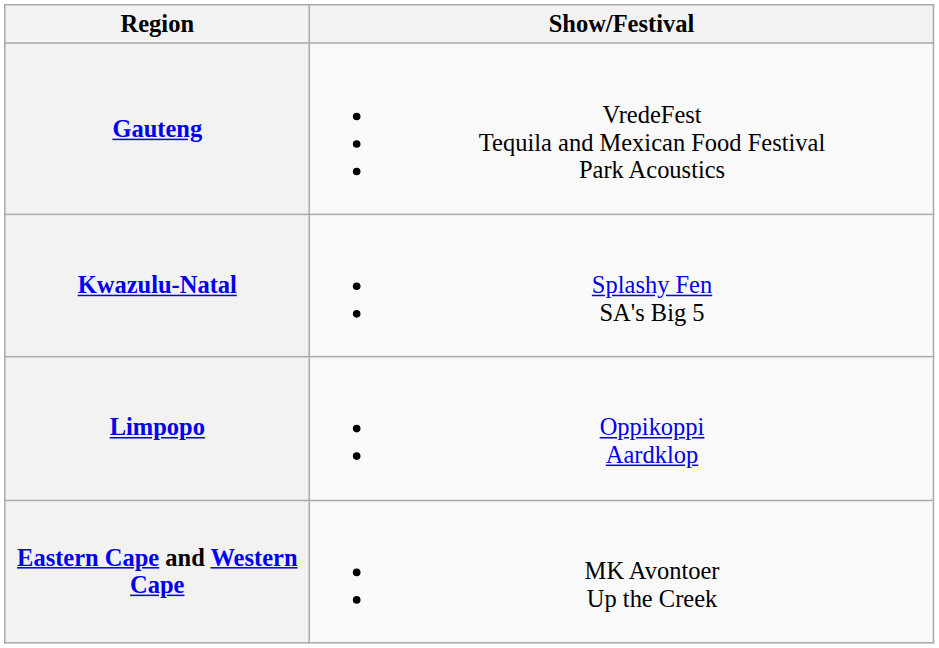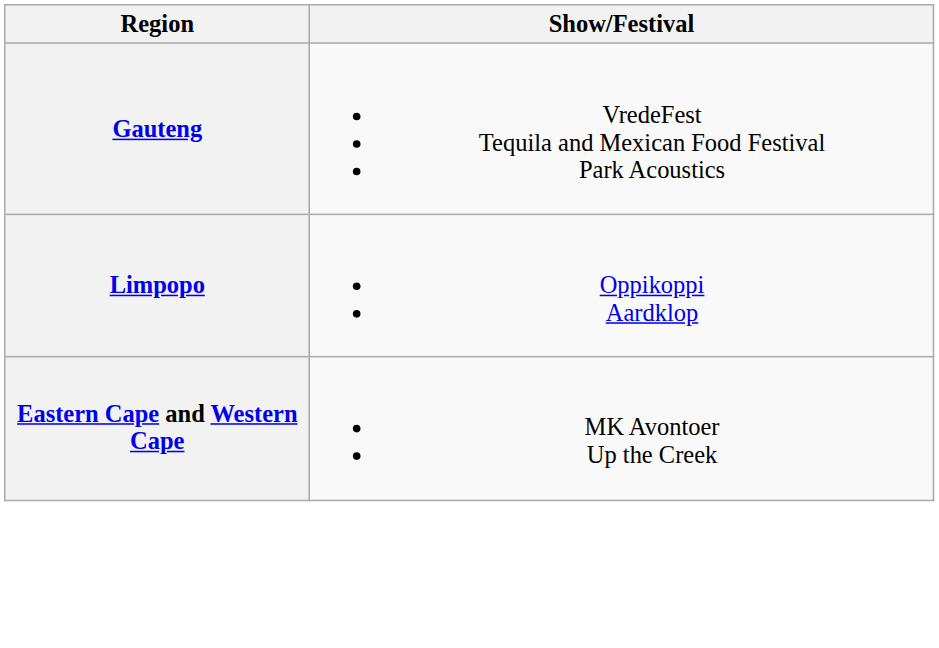- row: (157, 285)
